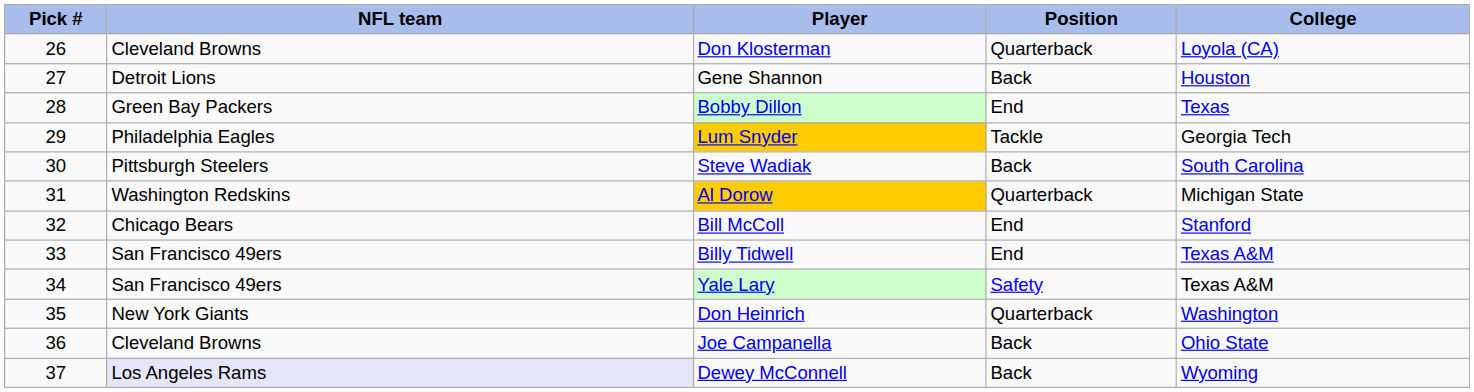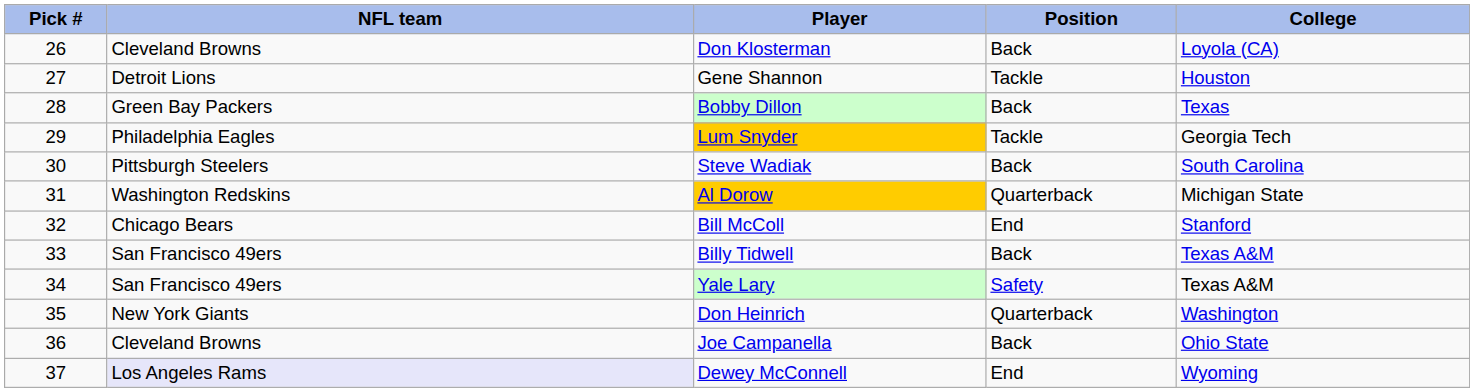(1042, 48) Quarterback -> (1011, 48) Back
(1011, 78) Back -> (1017, 78) Tackle
(1007, 107) End -> (1011, 107) Back
(1007, 254) End -> (1011, 254) Back
(1011, 372) Back -> (1007, 372) End
